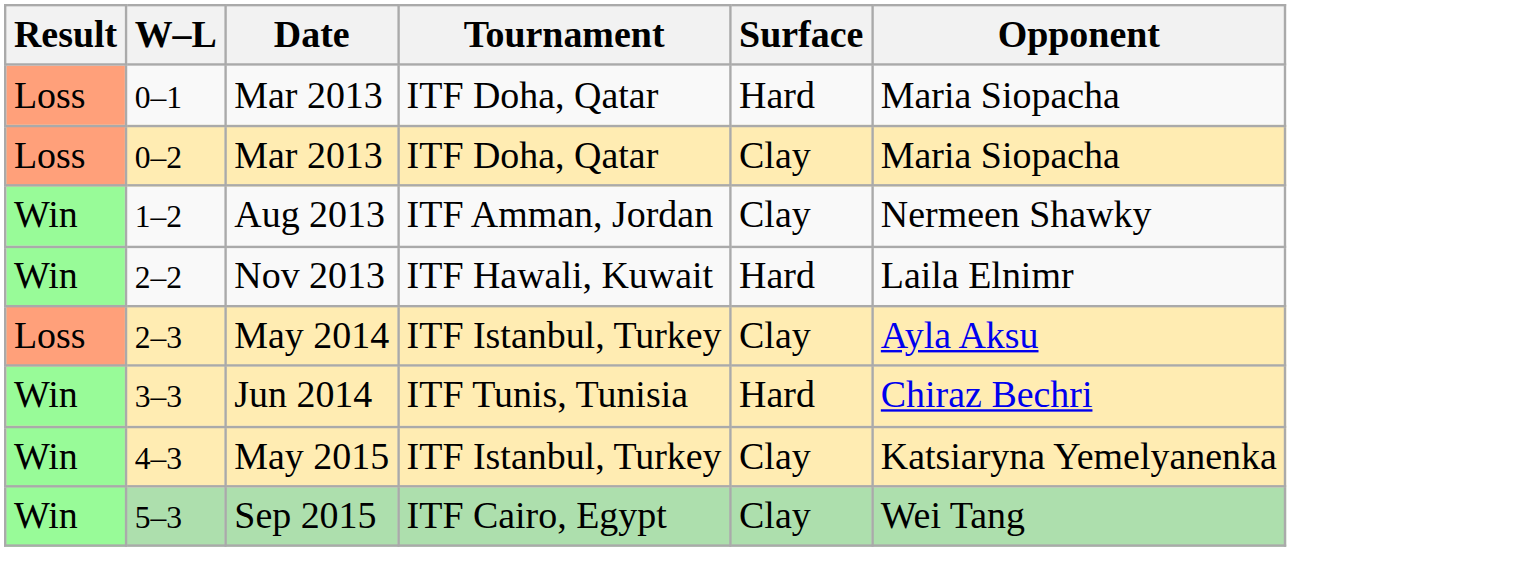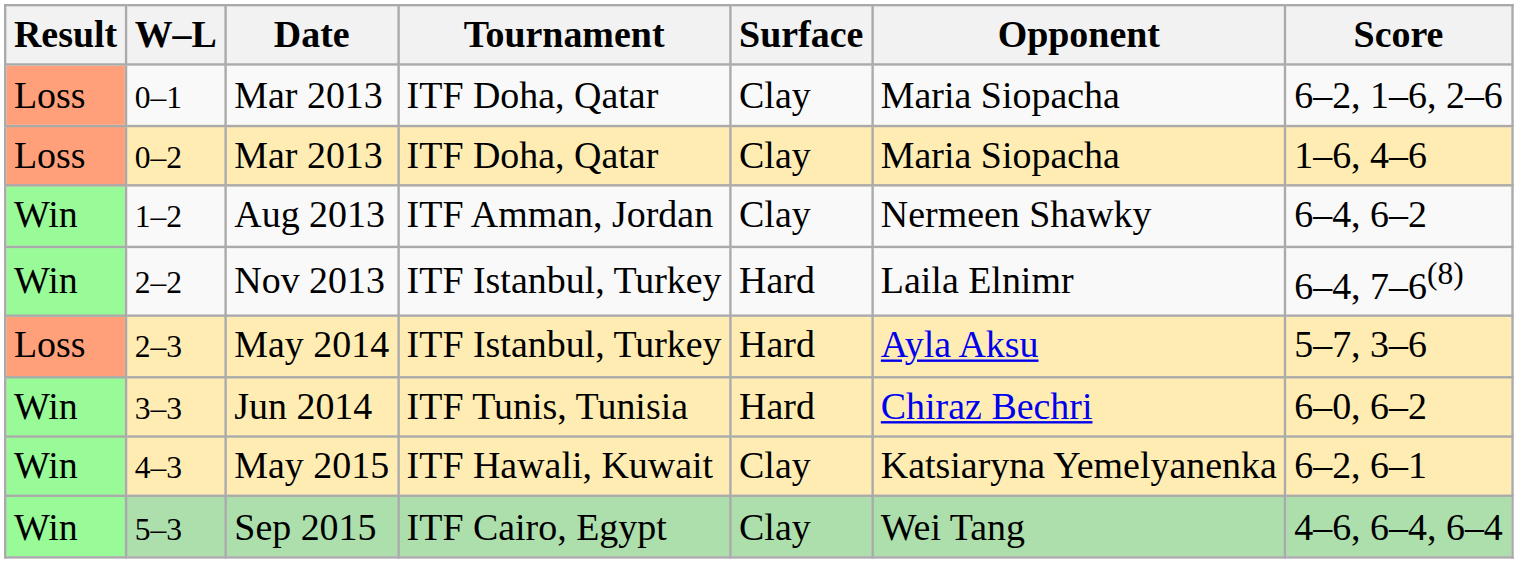+ column: (1399, 34)
(777, 94) Hard -> (775, 94) Clay
(560, 275) ITF Hawali, Kuwait -> (564, 280) ITF Istanbul, Turkey
(775, 335) Clay -> (777, 345) Hard
(564, 455) ITF Istanbul, Turkey -> (560, 465) ITF Hawali, Kuwait
